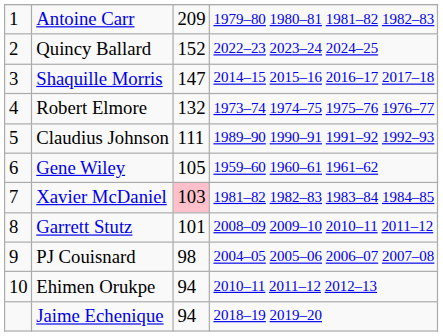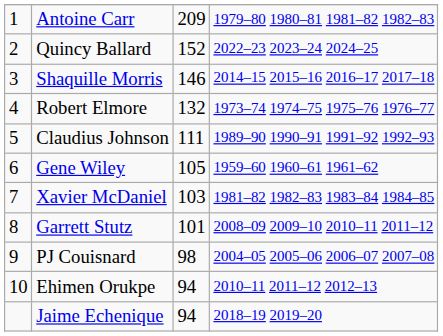(192, 78) 147 -> (192, 78) 146
(192, 197) pink background -> (192, 197) no background
